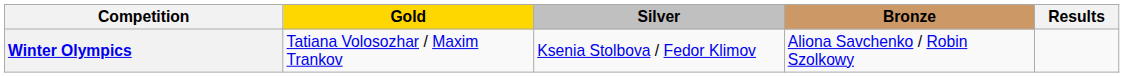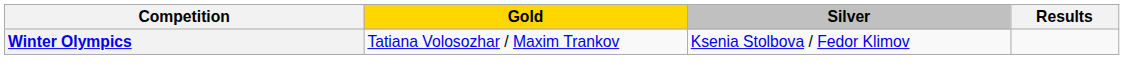- column: (909, 16)
